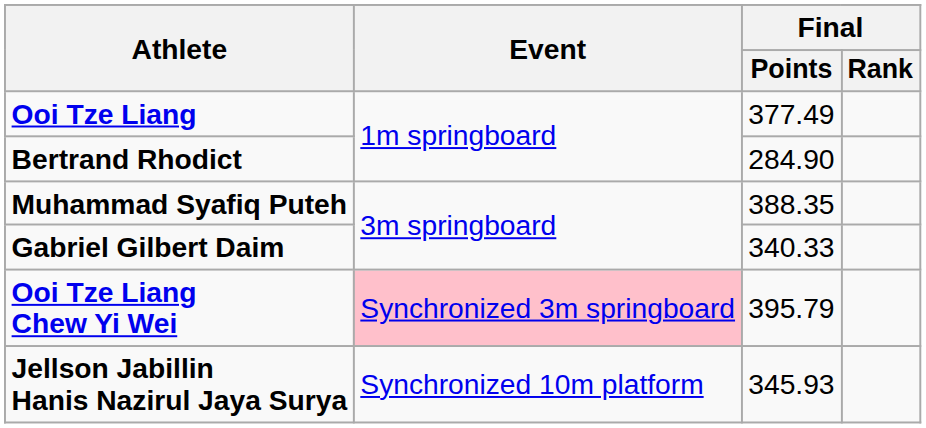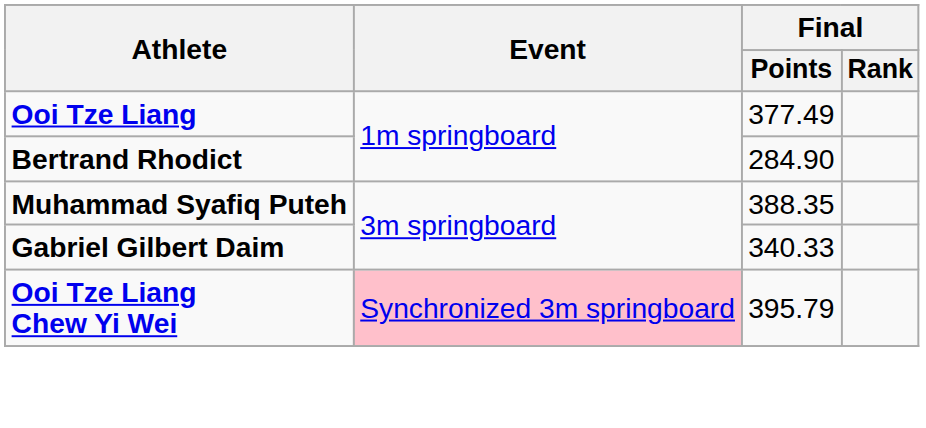- row: (179, 384)
